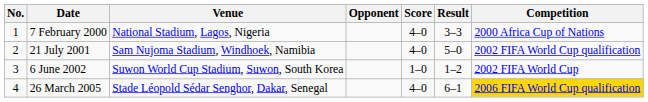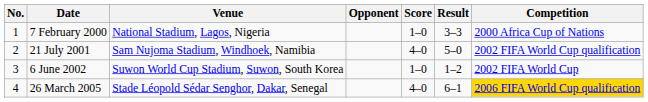(418, 32) 4–0 -> (418, 32) 1–0
